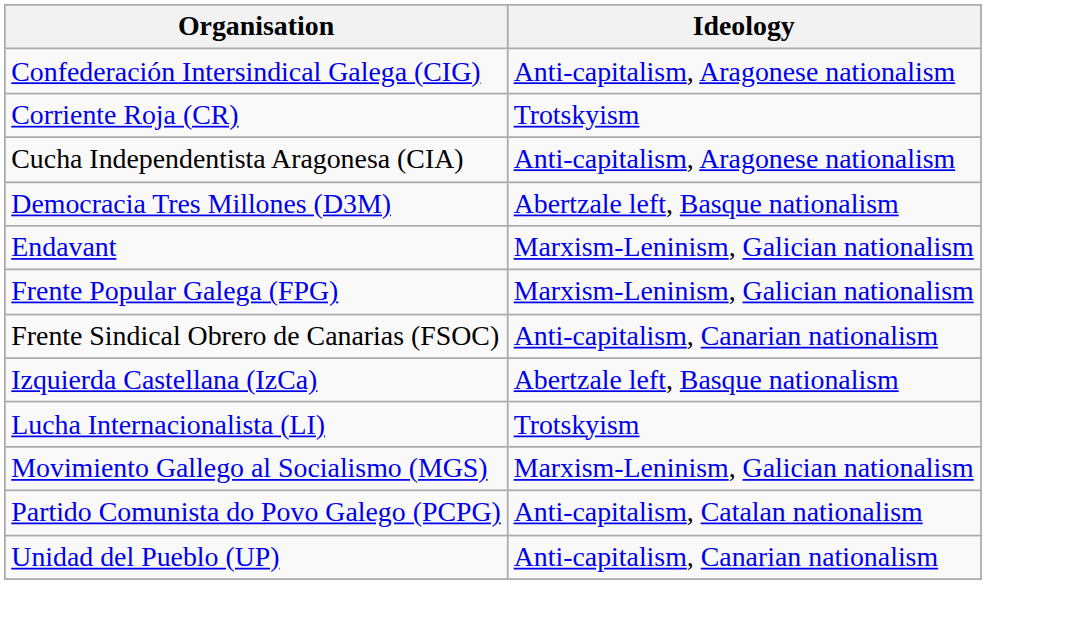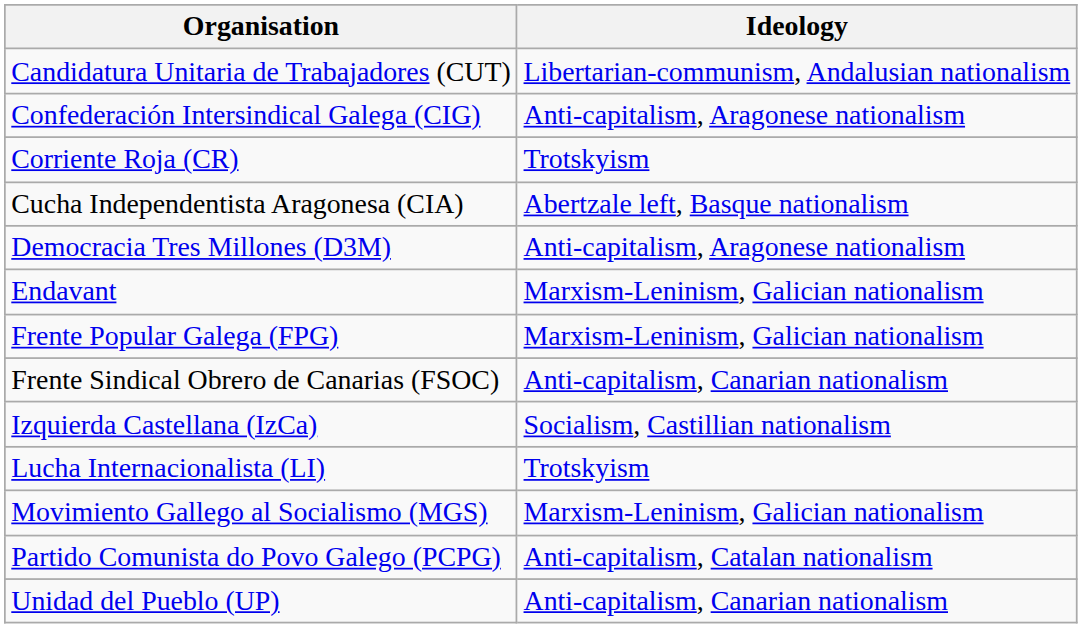+ row: (261, 70)
(734, 159) Anti-capitalism, Aragonese nationalism -> (716, 203) Abertzale left, Basque nationalism
(706, 203) Abertzale left, Basque nationalism -> (744, 247) Anti-capitalism, Aragonese nationalism
(706, 379) Abertzale left, Basque nationalism -> (707, 423) Socialism, Castillian nationalism
